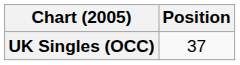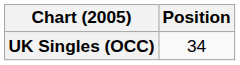(197, 45) 37 -> (197, 45) 34
